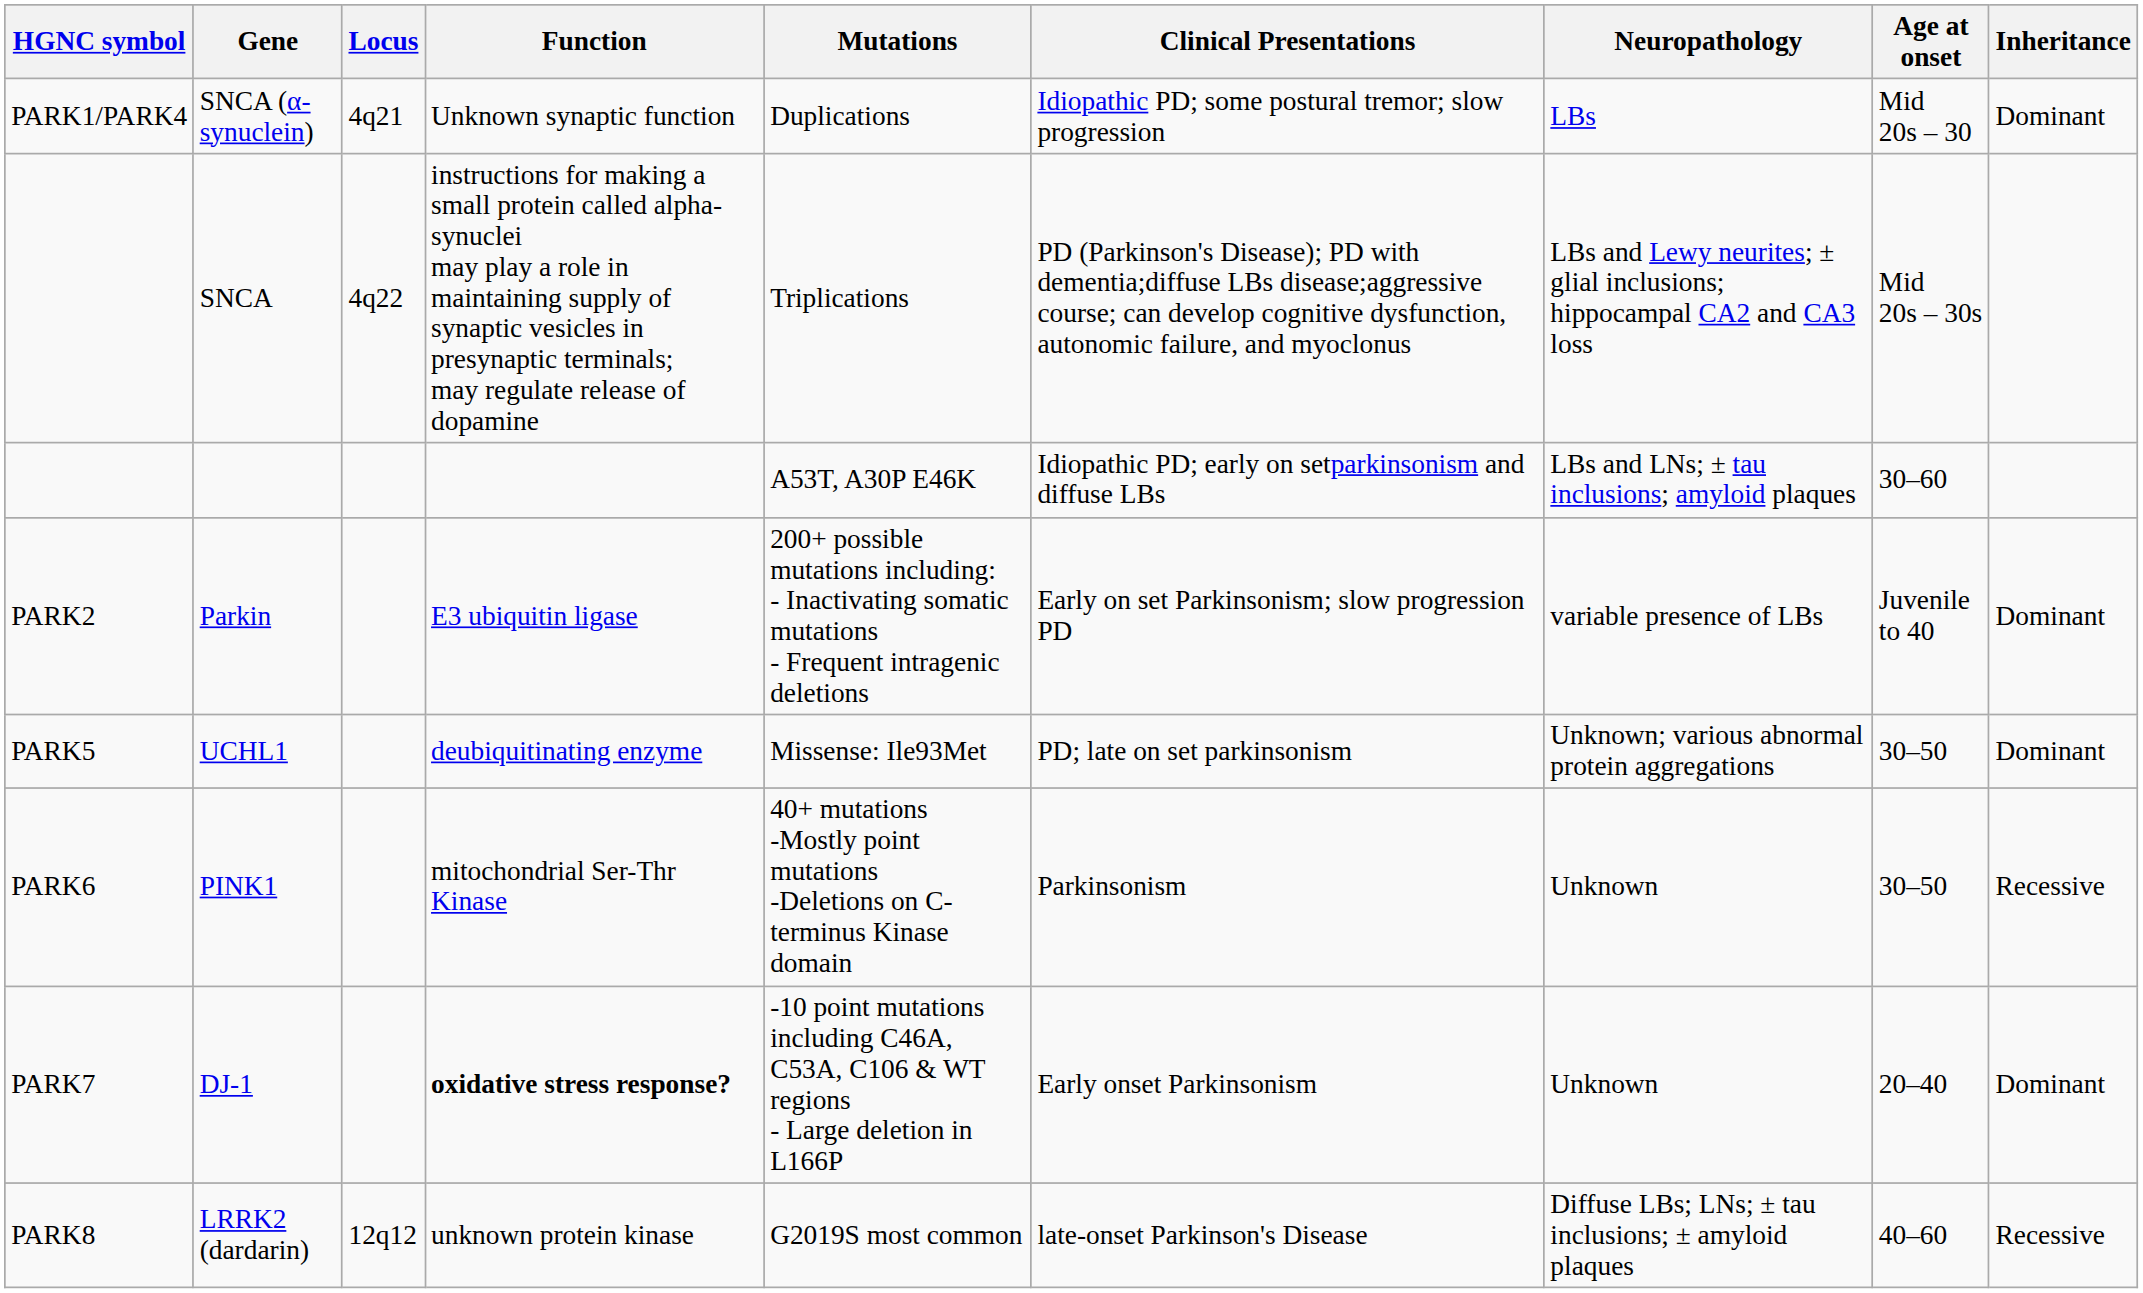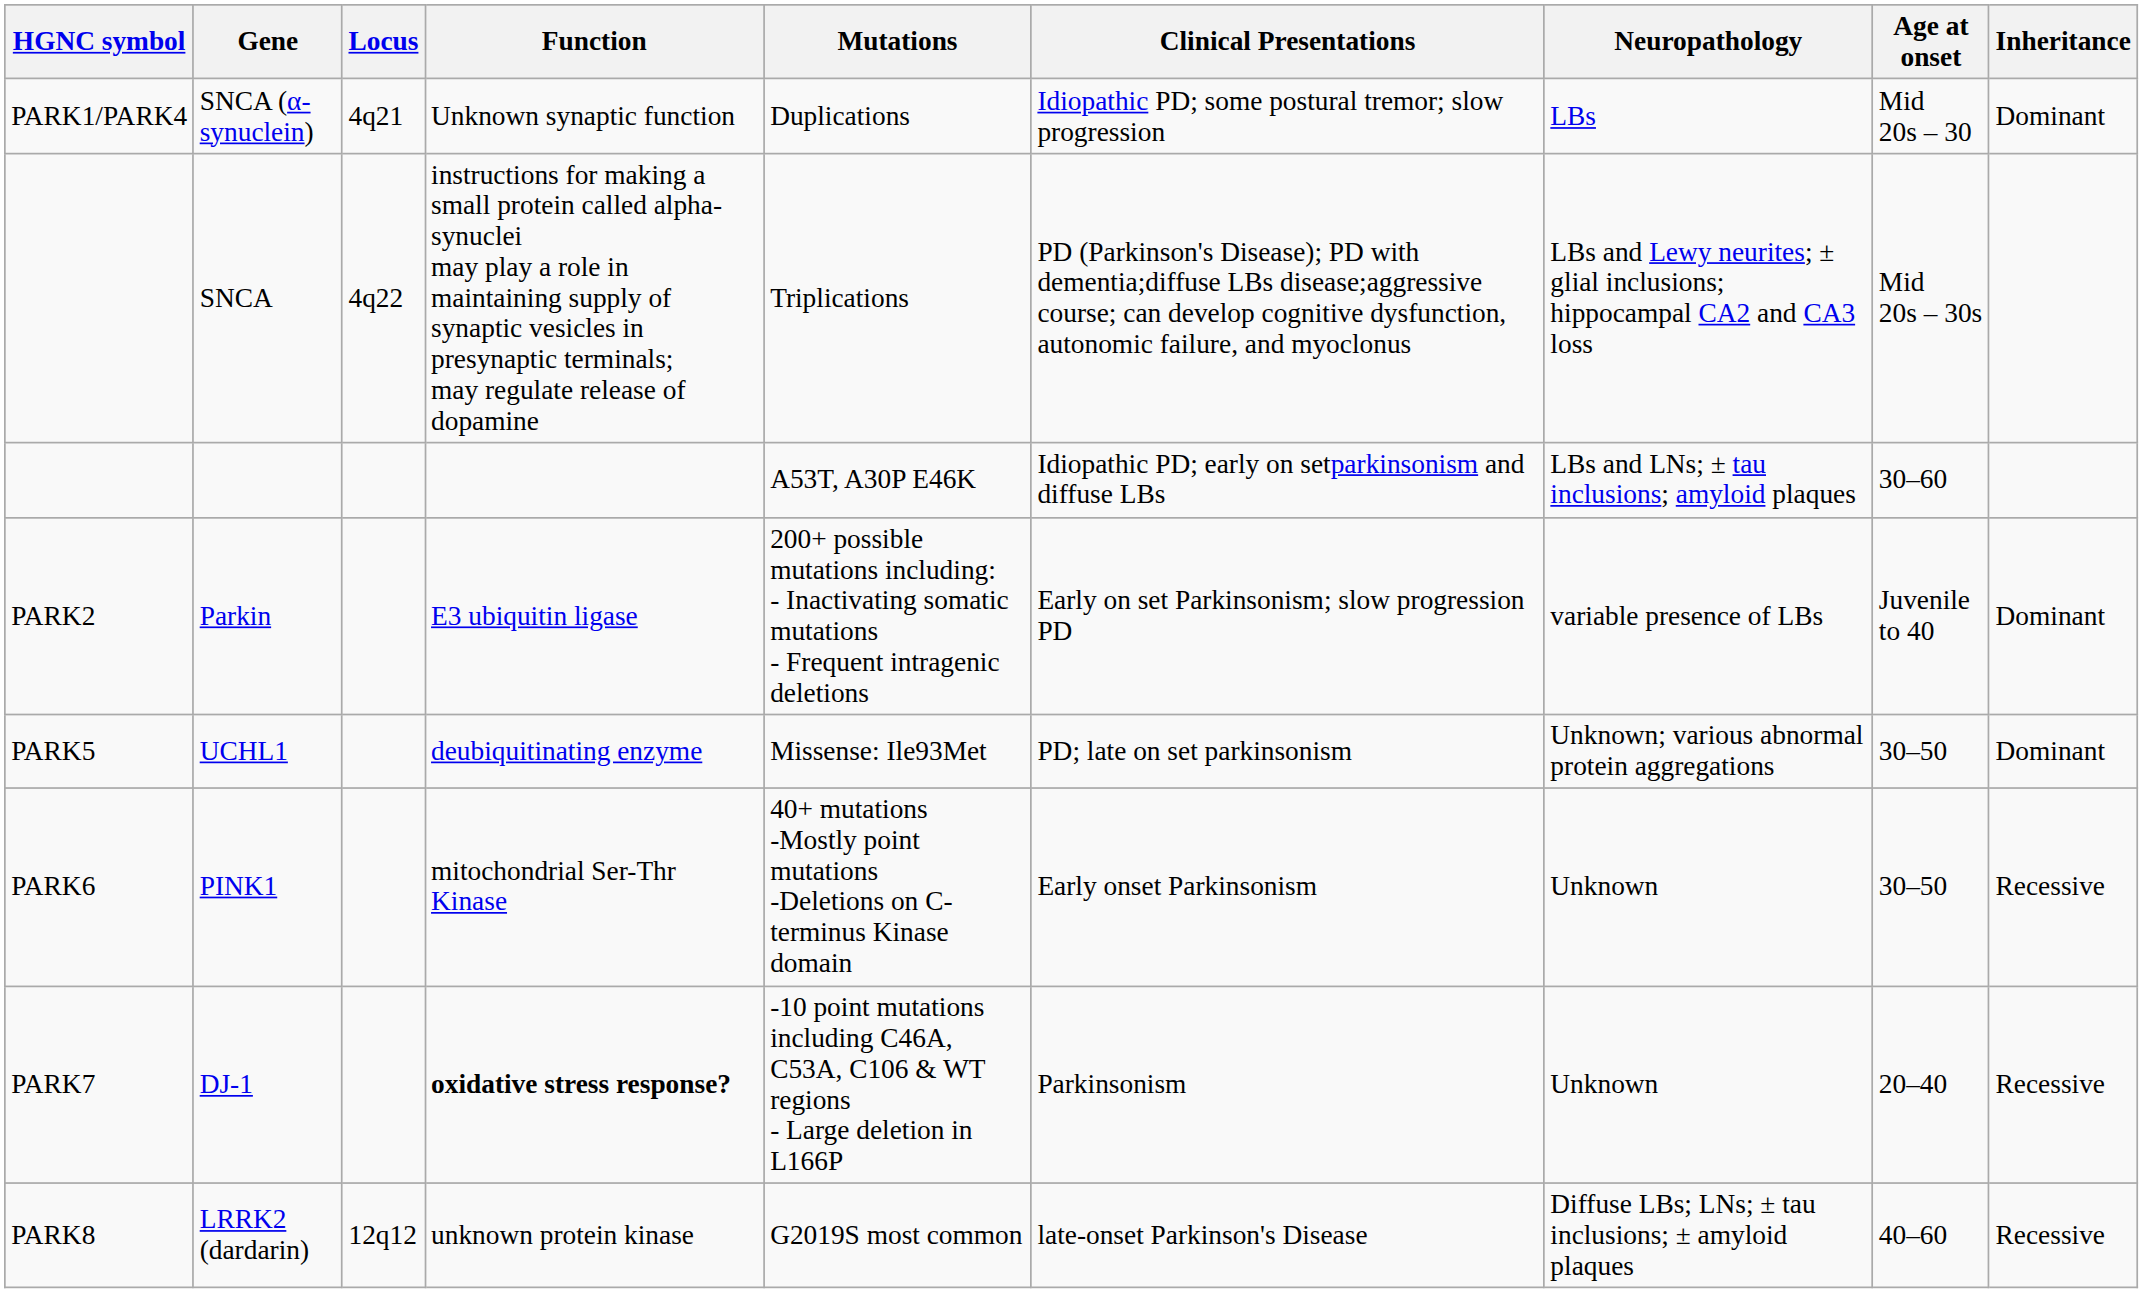(1112, 886) Parkinsonism -> (1177, 886) Early onset Parkinsonism
(1177, 1084) Early onset Parkinsonism -> (1112, 1084) Parkinsonism
(2050, 1084) Dominant -> (2050, 1084) Recessive
